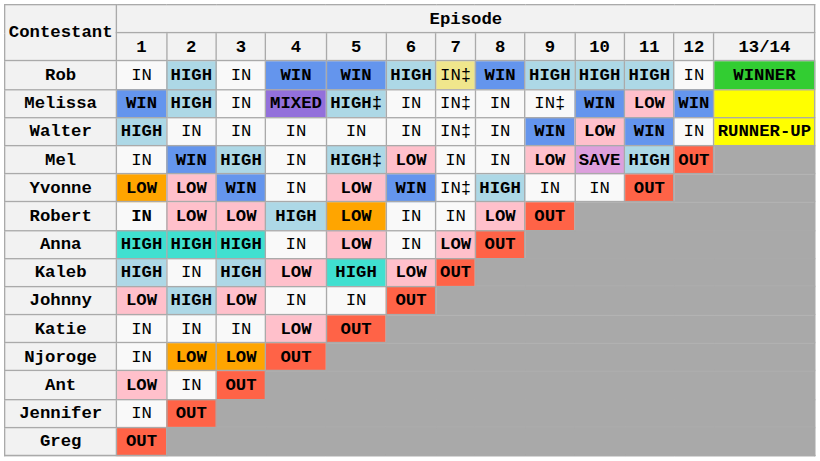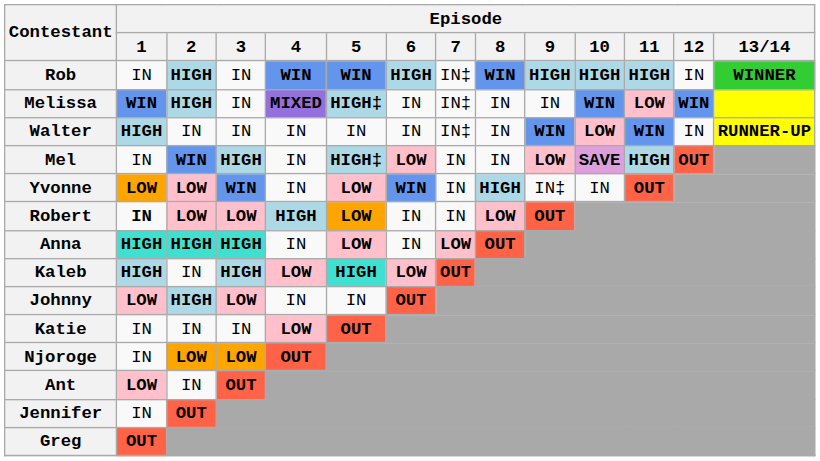(456, 75) khaki background -> (456, 75) no background
(550, 103) IN‡ -> (550, 103) IN
(456, 188) IN‡ -> (456, 188) IN
(550, 188) IN -> (550, 188) IN‡
